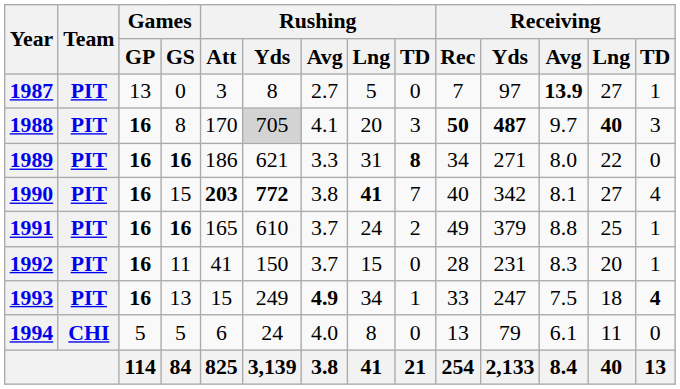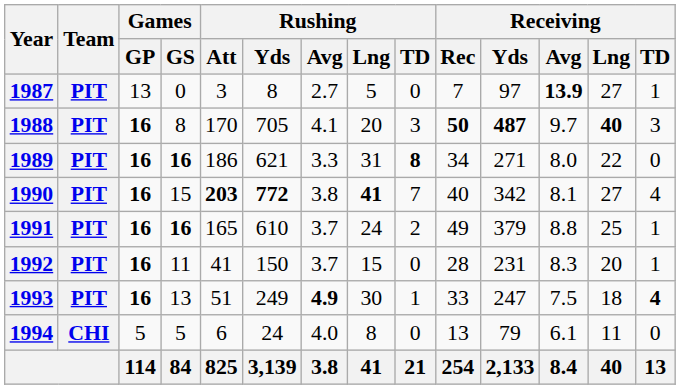(272, 125) lightgrey background -> (272, 125) no background
(221, 297) 15 -> (221, 297) 51
(371, 297) 34 -> (371, 297) 30
